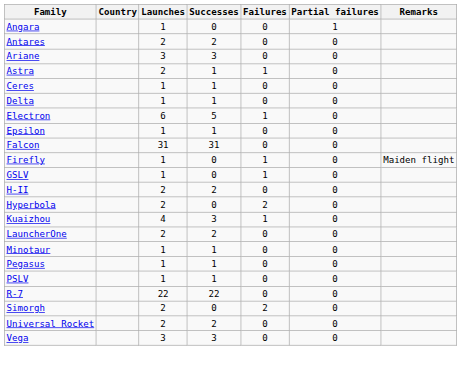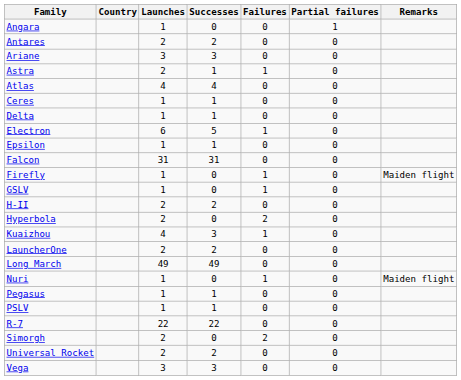+ row: (20, 86)
+ row: (34, 264)
- row: (28, 249)
+ row: (17, 279)
